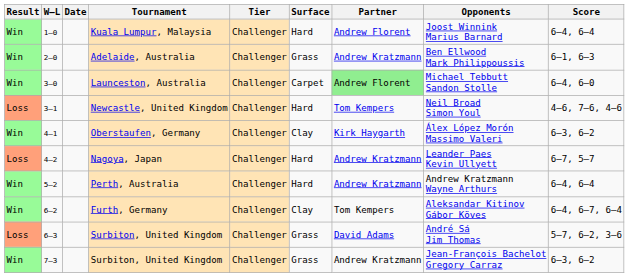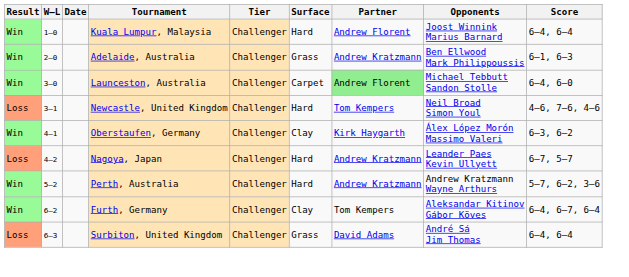(573, 184) 6–4, 6–4 -> (564, 184) 5–7, 6–2, 3–6
(586, 234) 5–7, 6–2, 3–6 -> (551, 234) 6–4, 6–4
- row: (51, 261)
